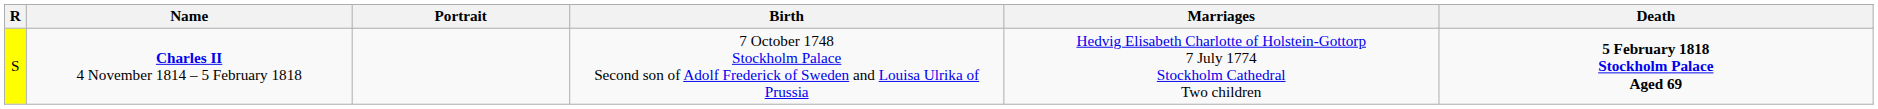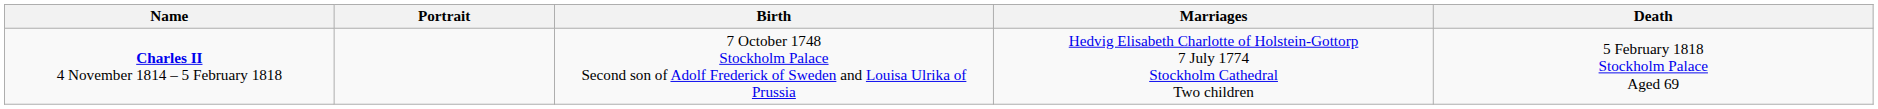- column: (15, 16)
(1656, 66) bold -> (1653, 66) normal
